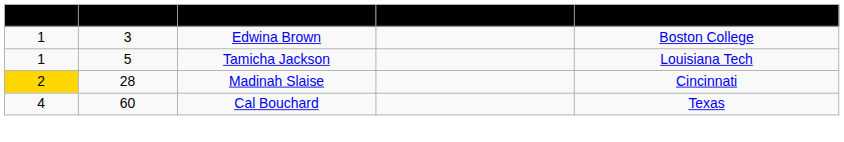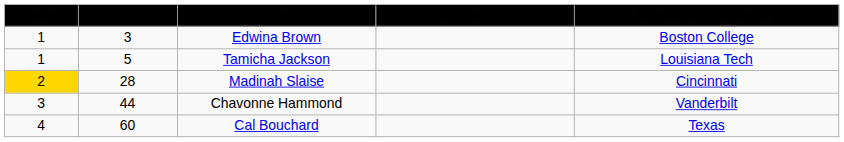+ row: (277, 103)
